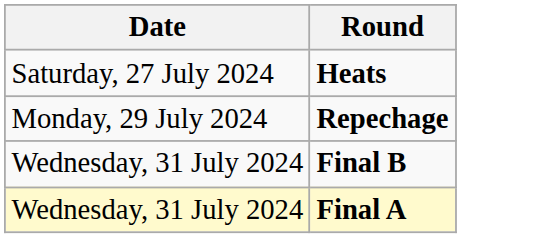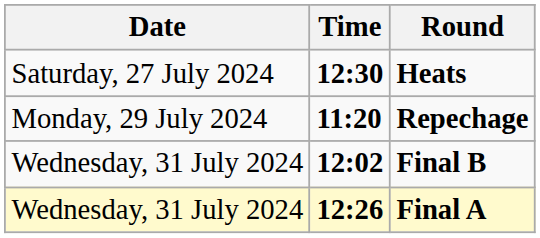+ column: (350, 27)
